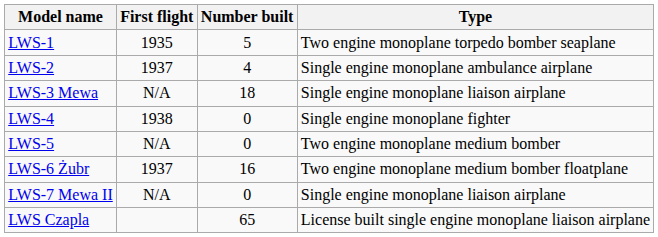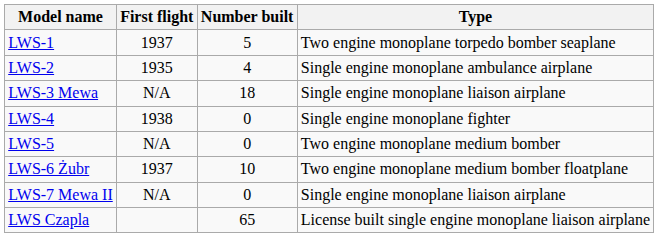(157, 42) 1935 -> (157, 42) 1937
(157, 67) 1937 -> (157, 67) 1935
(247, 169) 16 -> (247, 169) 10
